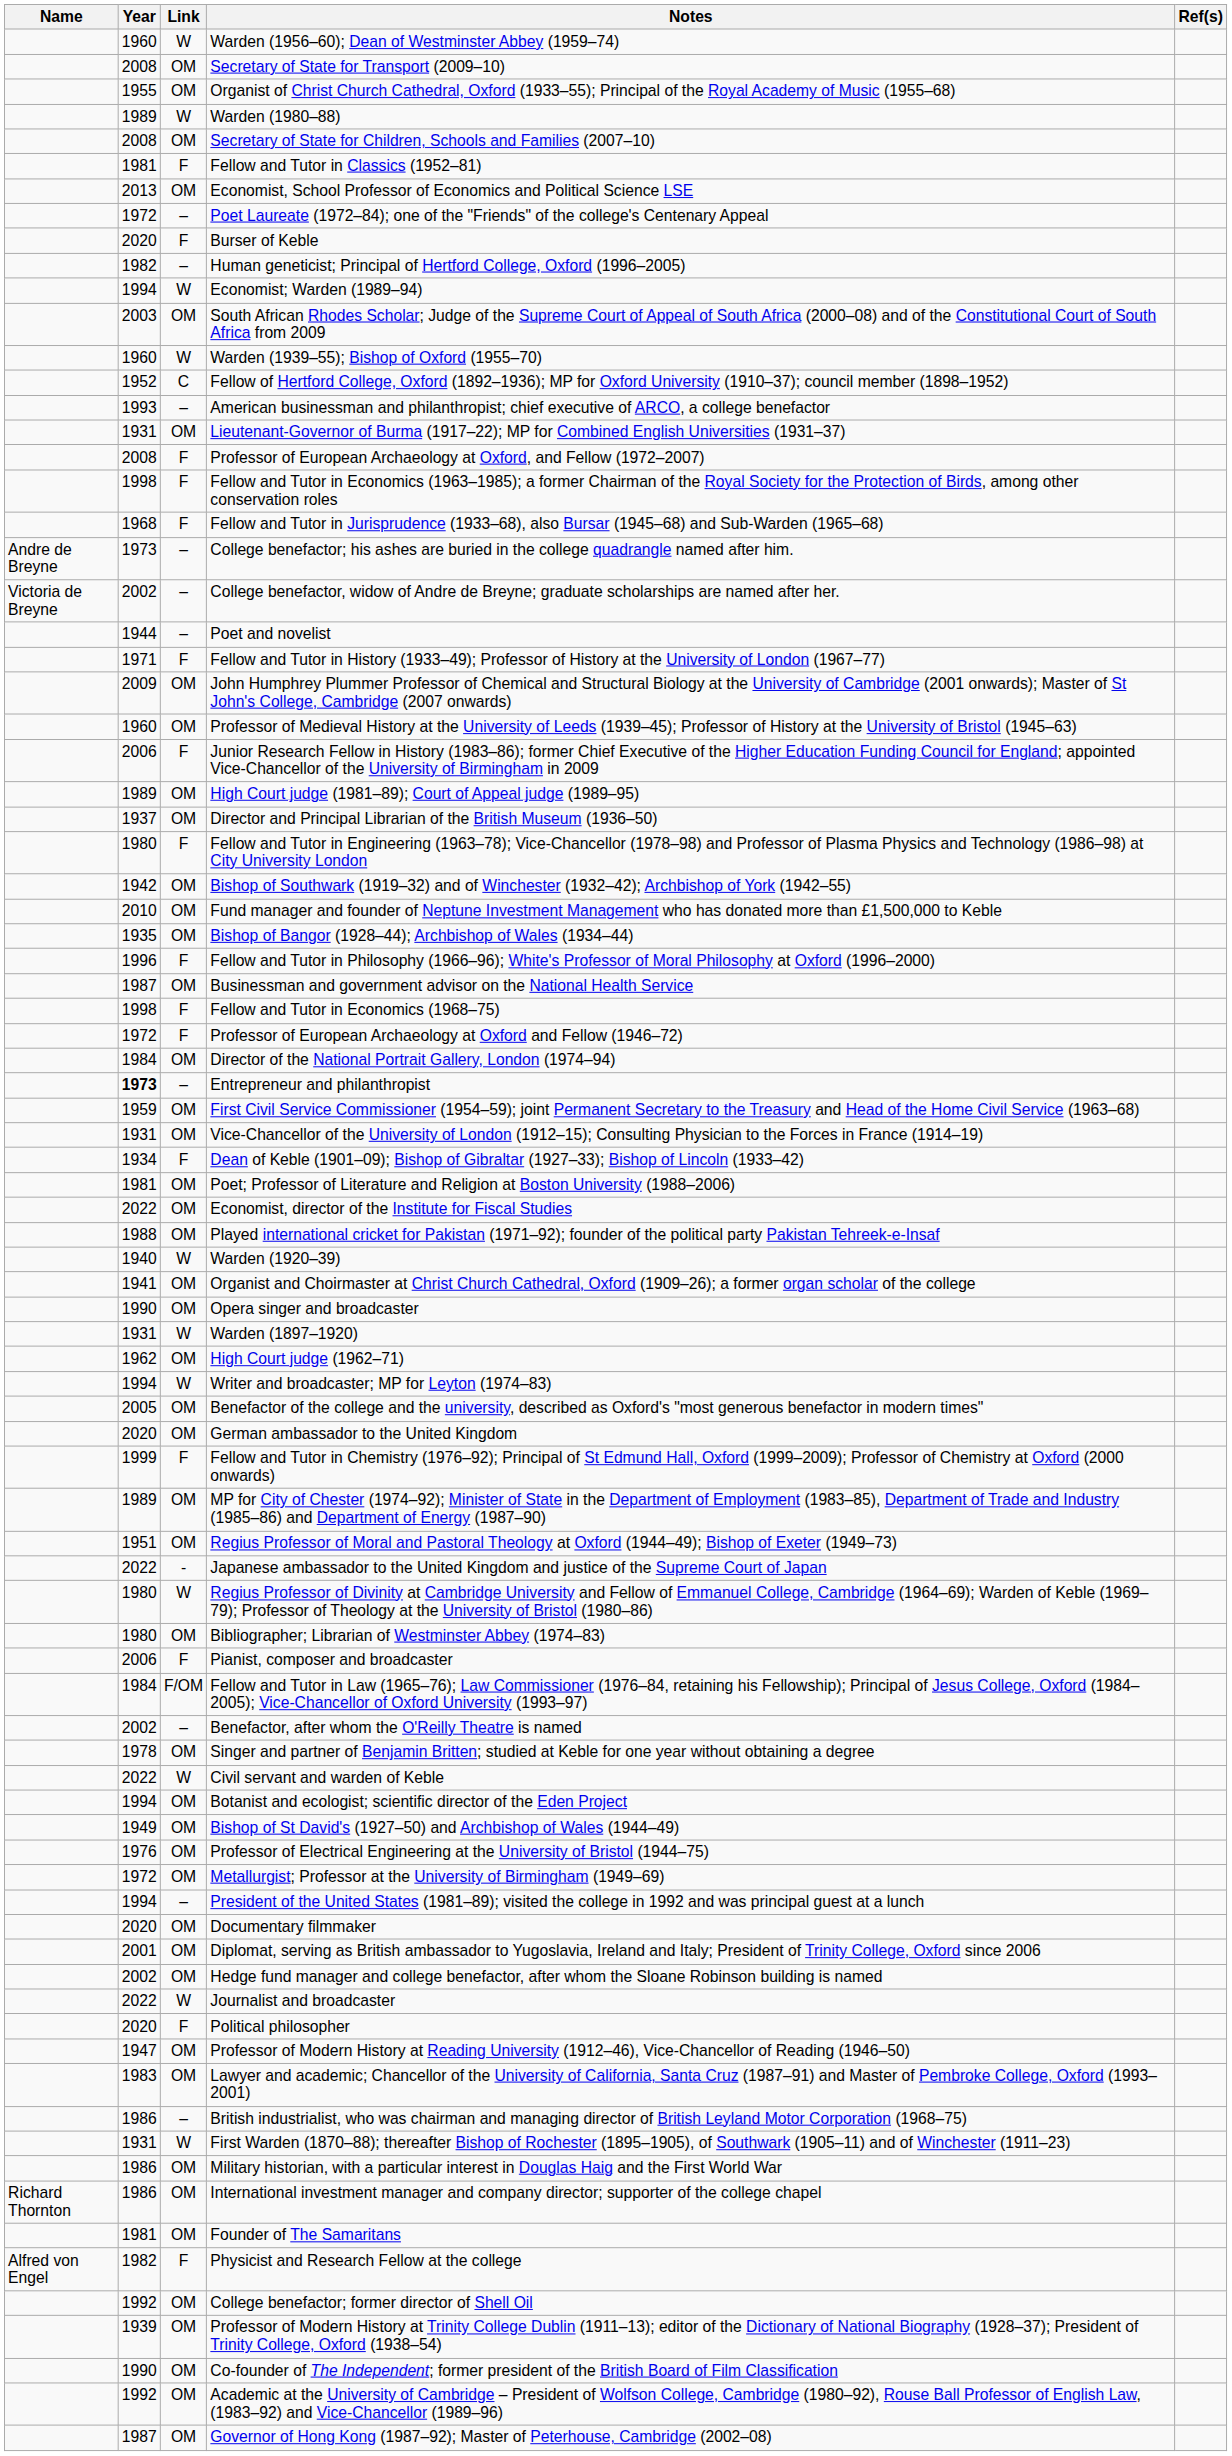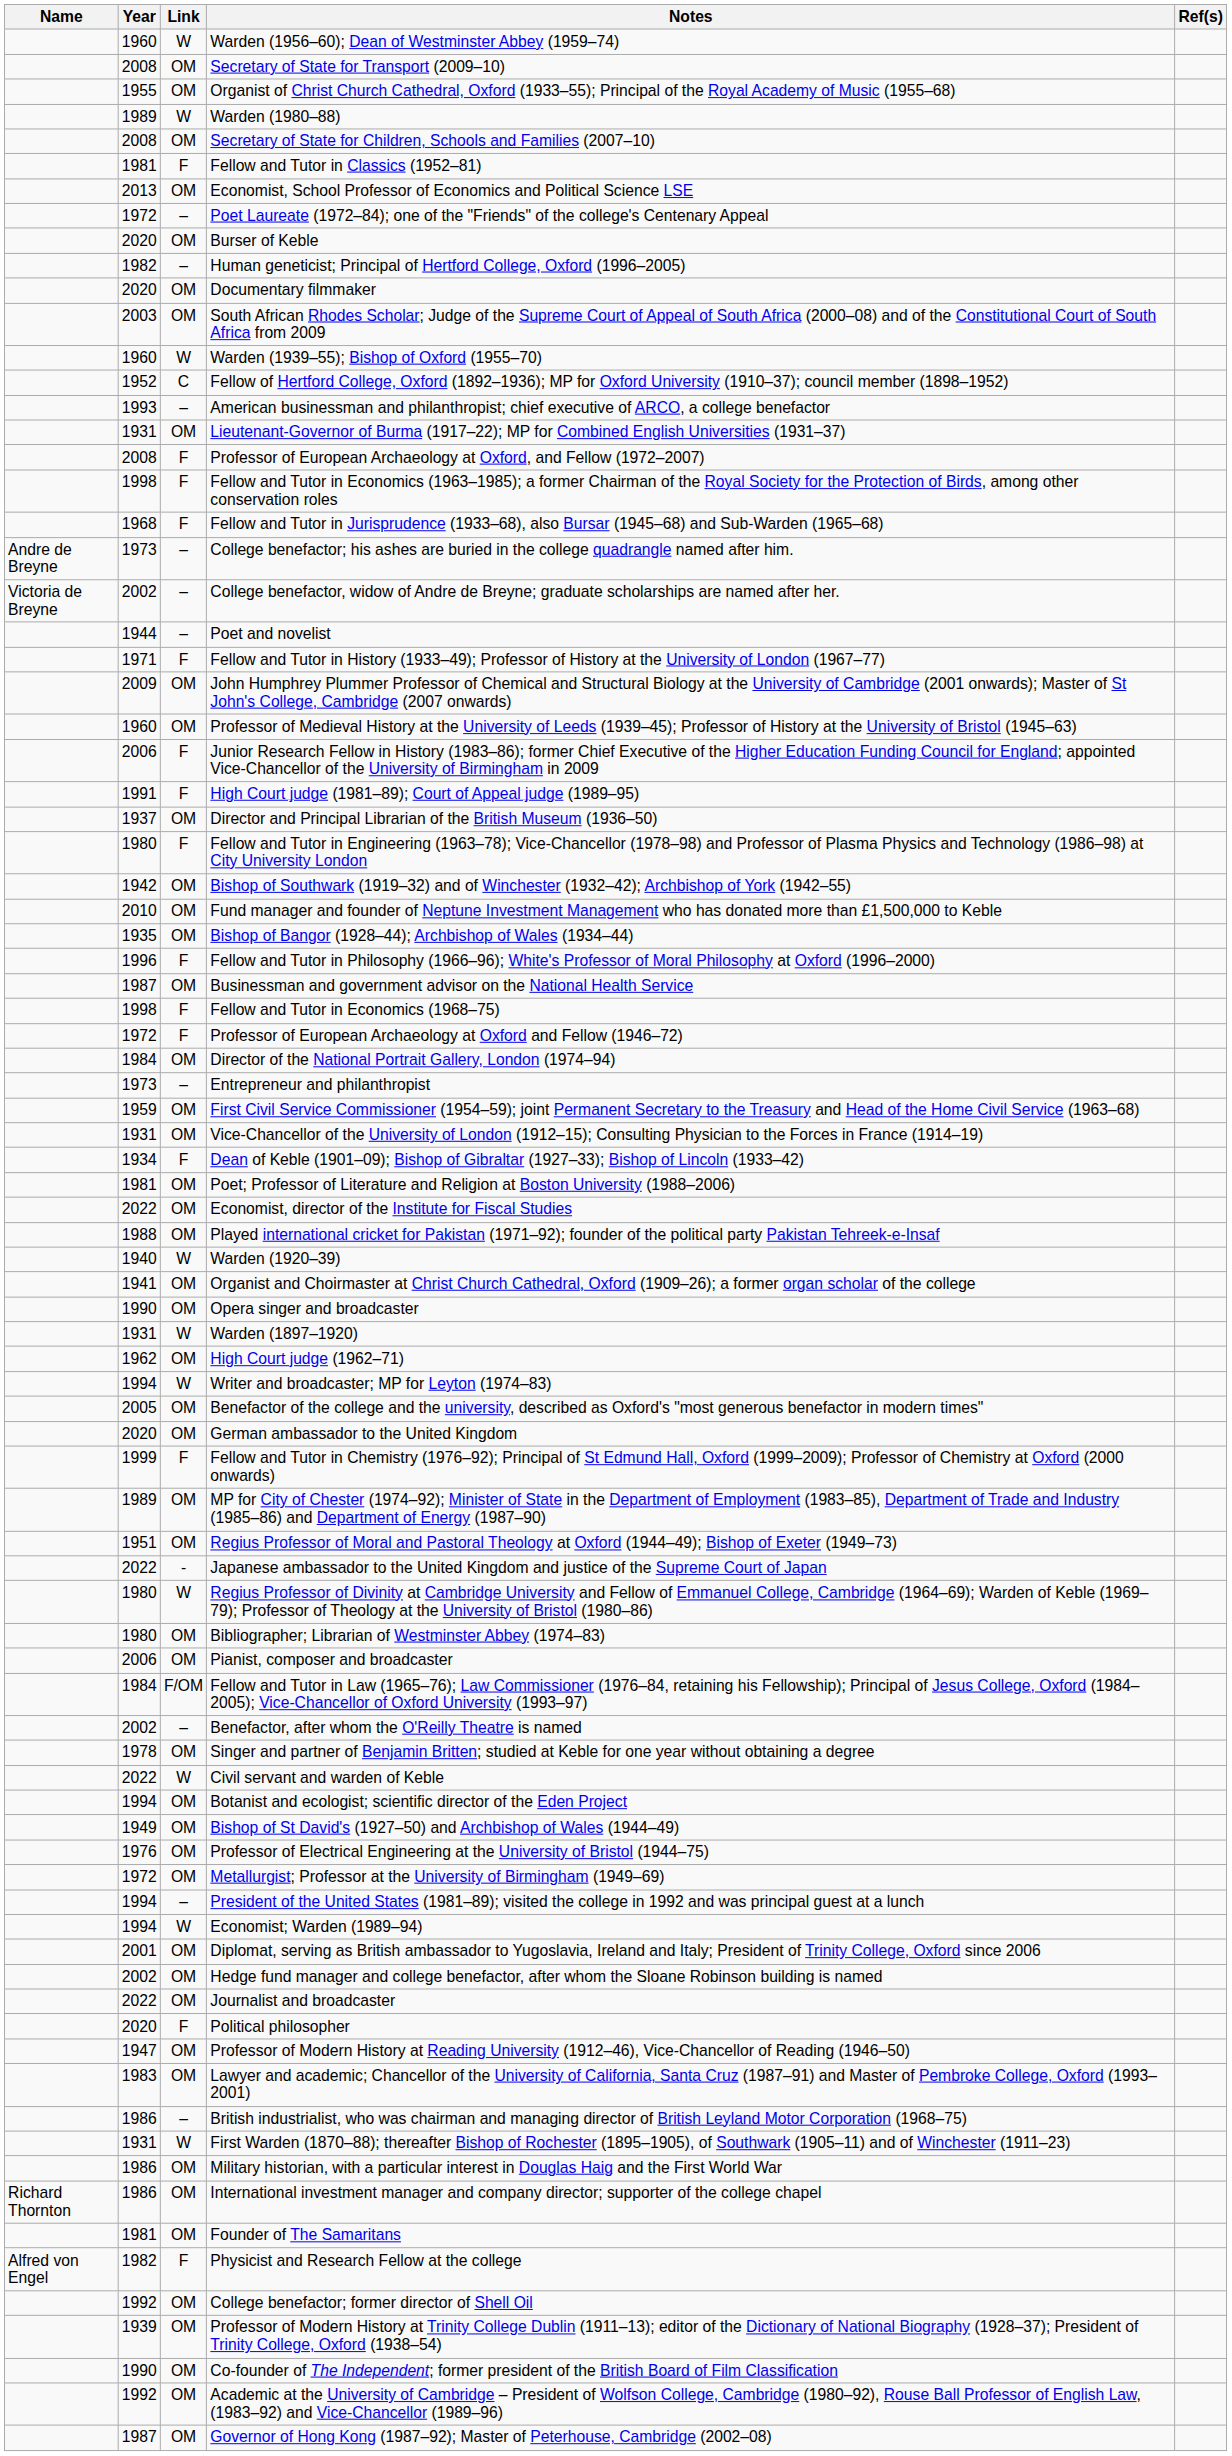(184, 240) F -> (184, 240) OM
rows swapped: (293, 1926) <-> (316, 290)
(139, 794) 1989 -> (139, 794) 1991
(184, 794) OM -> (184, 794) F
(139, 1085) bold -> (139, 1085) normal
(184, 1660) F -> (184, 1660) OM
(184, 2001) W -> (184, 2001) OM
